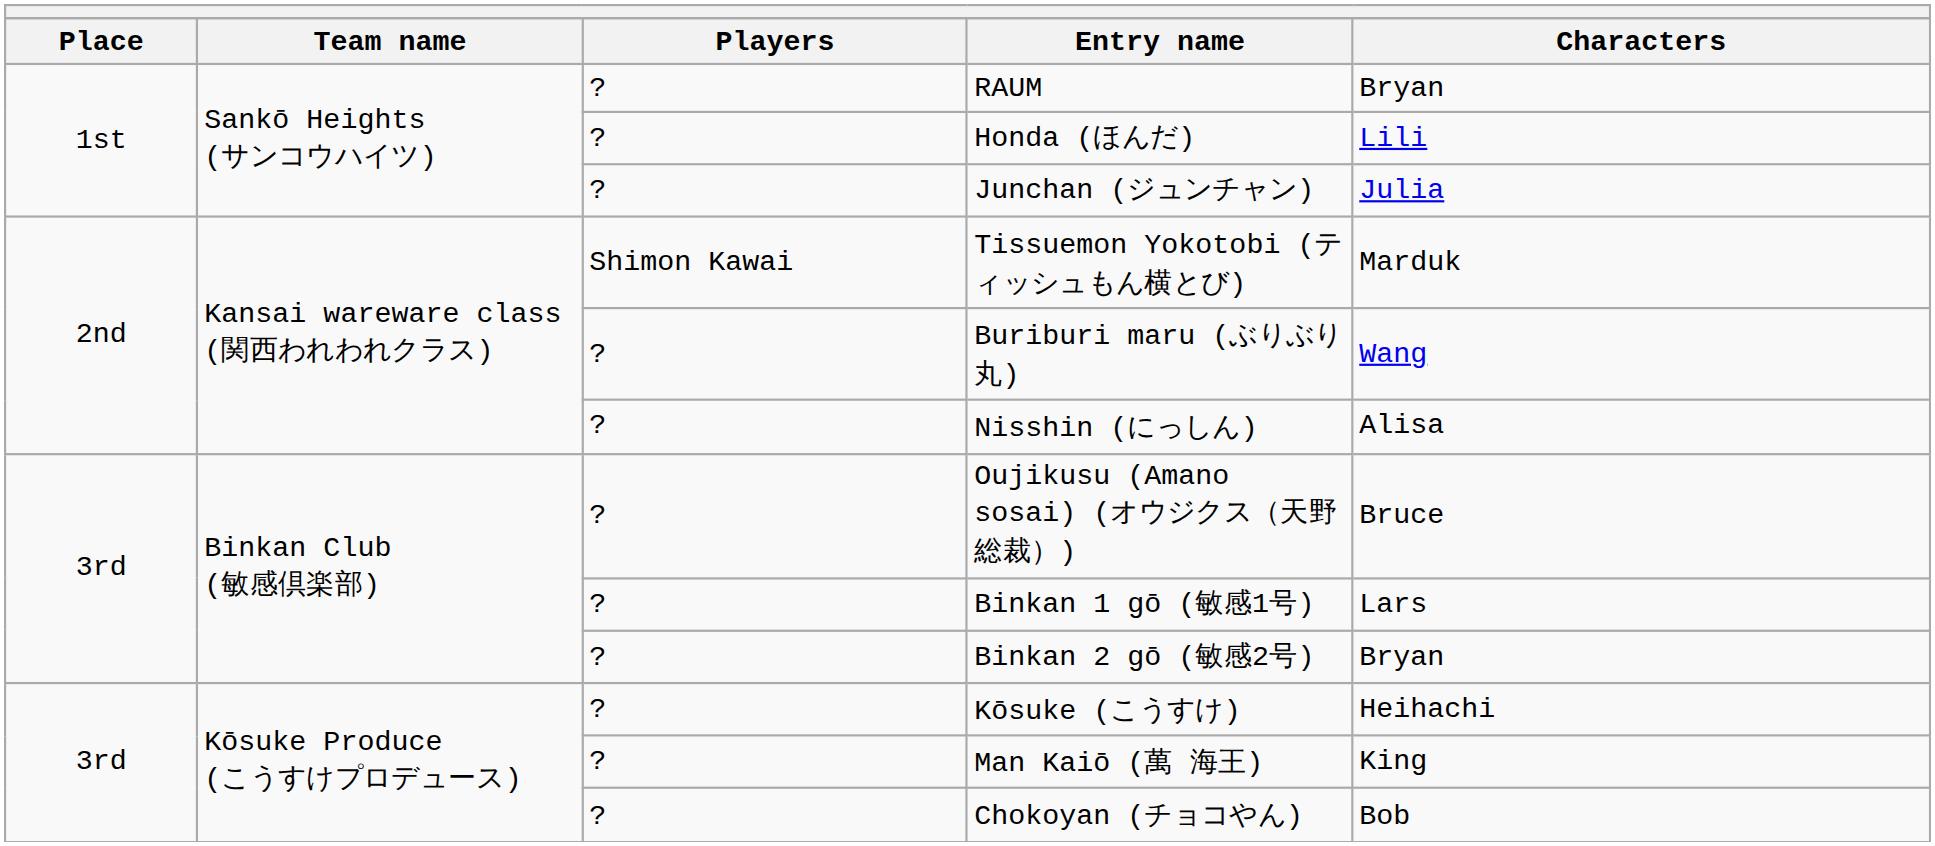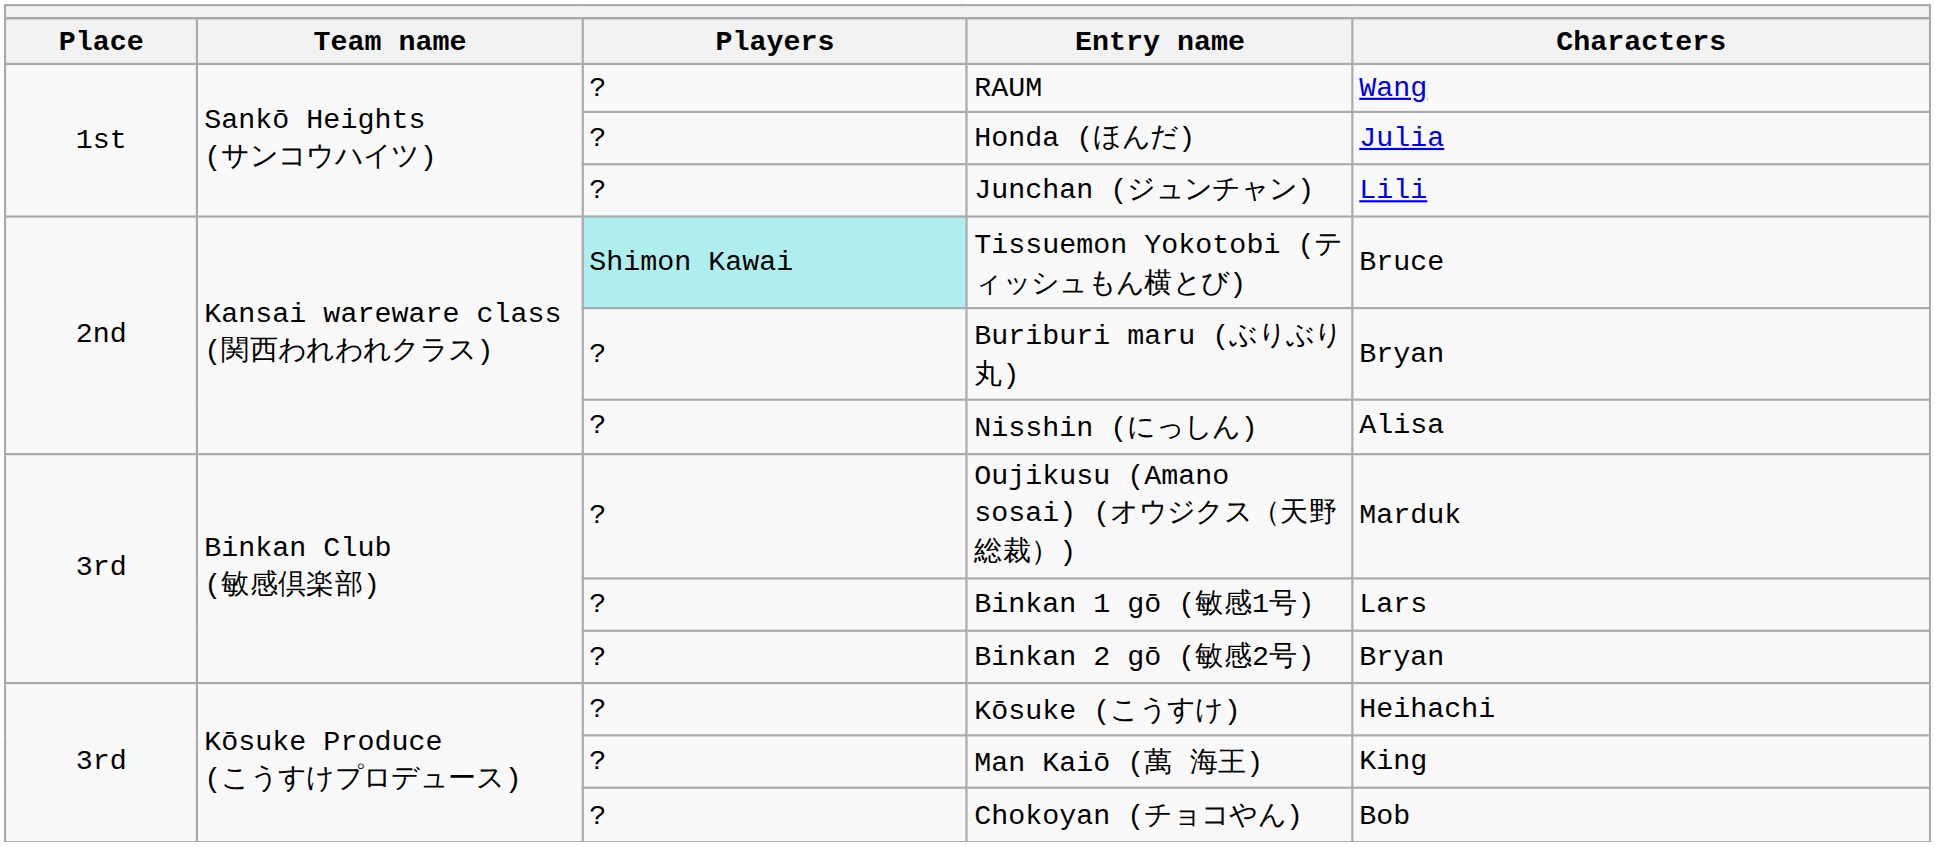(1402, 88) Bryan -> (1393, 88) Wang
(1393, 137) Lili -> (1402, 137) Julia
(1402, 190) Julia -> (1393, 190) Lili
(691, 262) no background -> (691, 262) paleturquoise background
(1410, 262) Marduk -> (1402, 262) Bruce
(1393, 354) Wang -> (1402, 354) Bryan
(1402, 515) Bruce -> (1410, 515) Marduk
